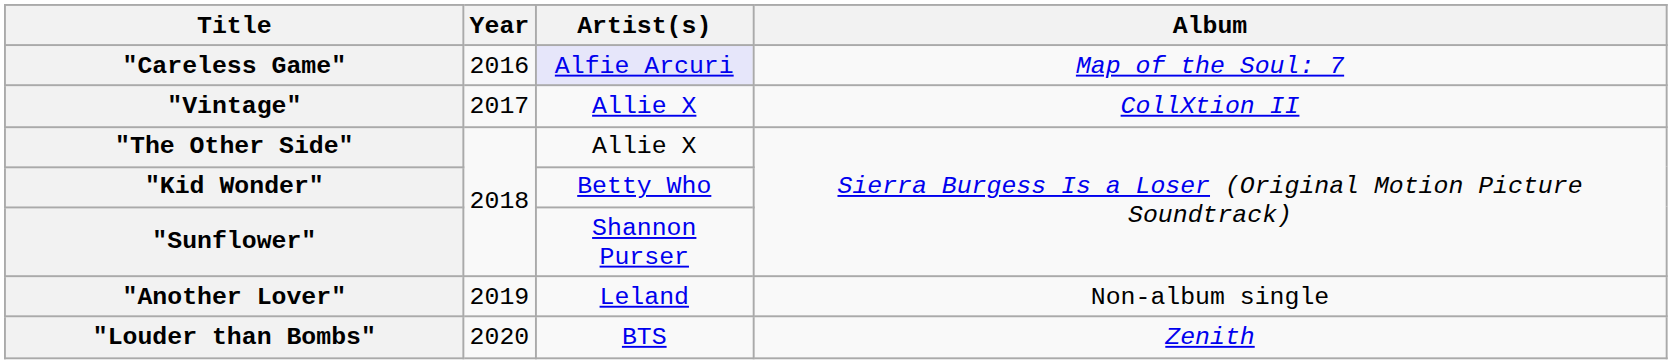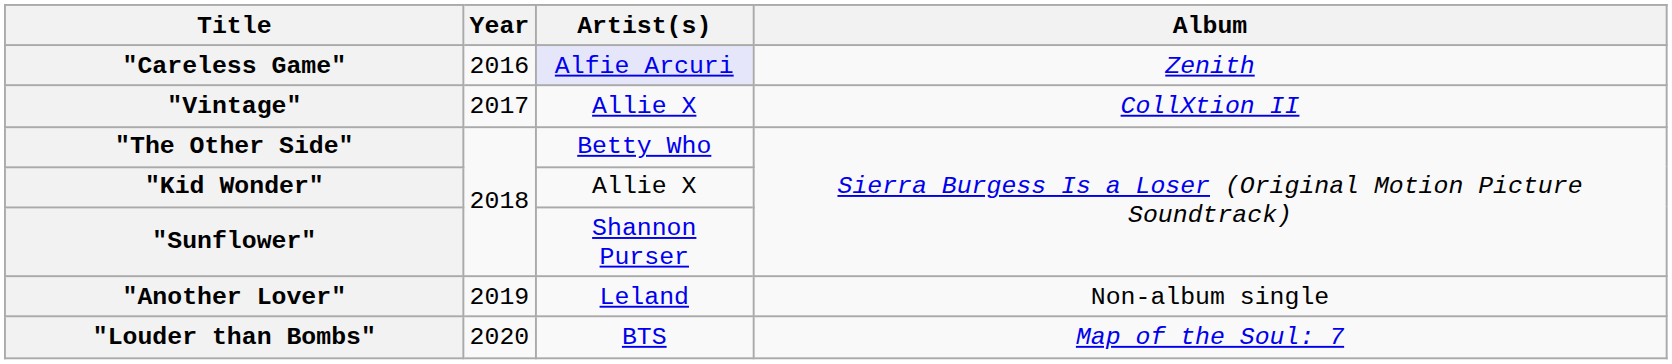(1210, 66) Map of the Soul: 7 -> (1210, 66) Zenith
(644, 147) Allie X -> (644, 147) Betty Who
(644, 187) Betty Who -> (644, 187) Allie X
(1210, 337) Zenith -> (1210, 337) Map of the Soul: 7
